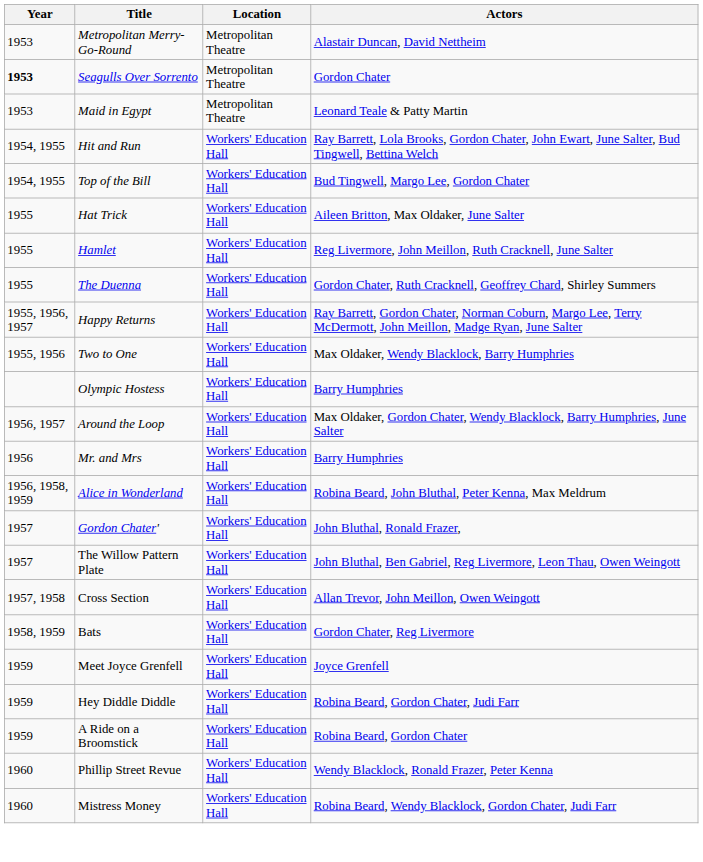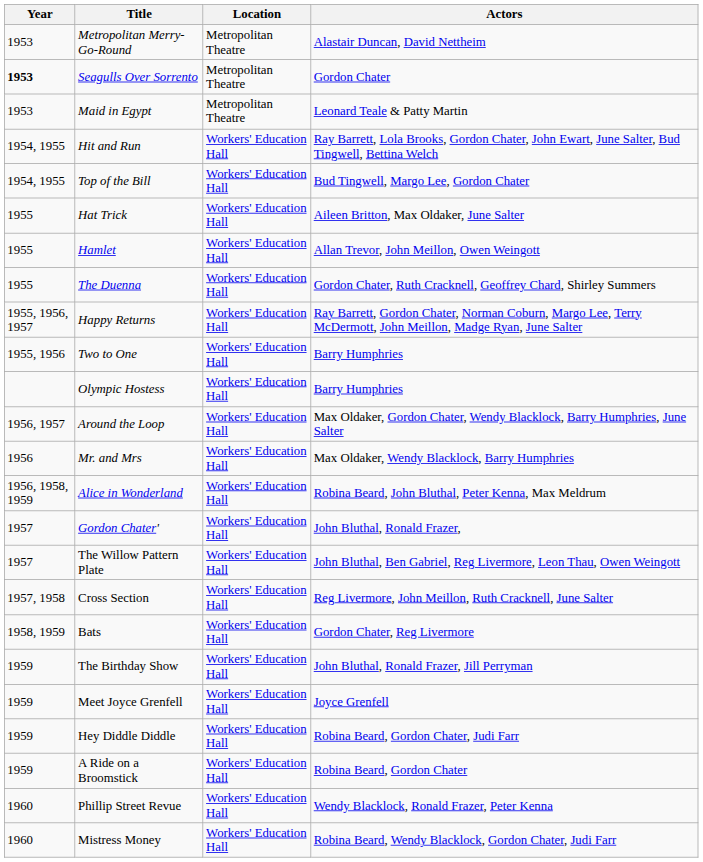(463, 250) Reg Livermore, John Meillon, Ruth Cracknell, June Salter -> (427, 250) Allan Trevor, John Meillon, Owen Weingott
(444, 354) Max Oldaker, Wendy Blacklock, Barry Humphries -> (358, 354) Barry Humphries
(358, 458) Barry Humphries -> (444, 458) Max Oldaker, Wendy Blacklock, Barry Humphries
(427, 597) Allan Trevor, John Meillon, Owen Weingott -> (463, 597) Reg Livermore, John Meillon, Ruth Cracknell, June Salter
+ row: (128, 666)
